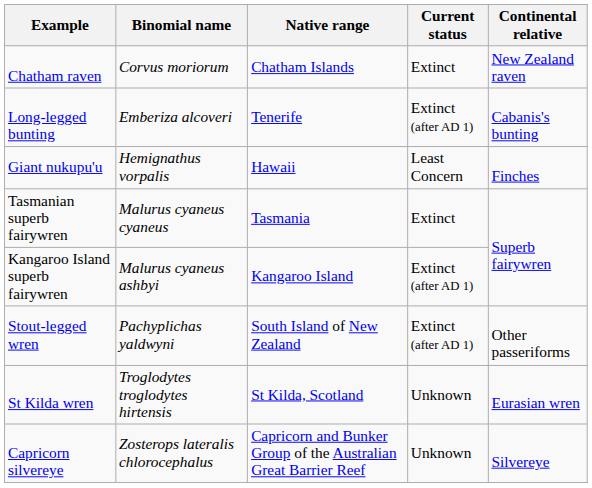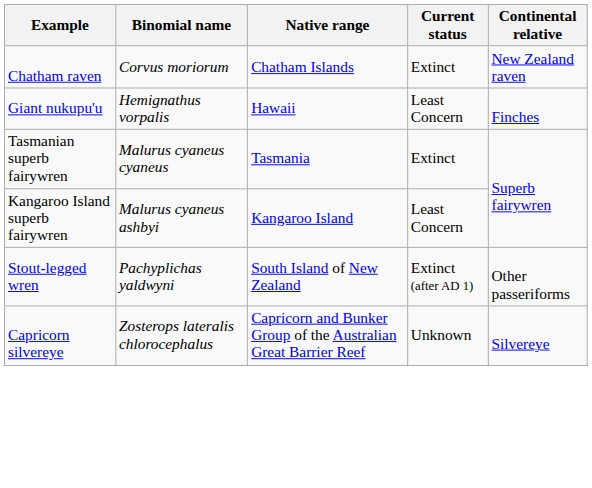- row: (47, 125)
(442, 276) Extinct (after AD 1) -> (437, 217) Least Concern
- row: (51, 403)
